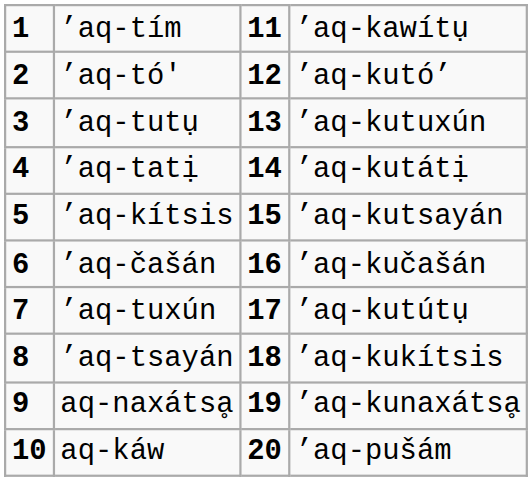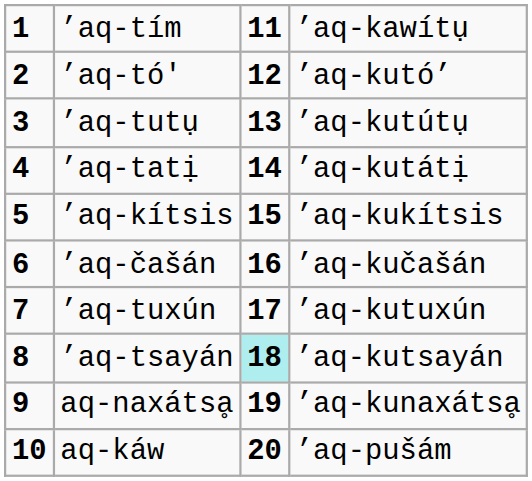(391, 123) ’aq-kutuxún -> (382, 123) ’aq-kutútụ
(400, 217) ’aq-kutsayán -> (400, 217) ’aq-kukítsis
(382, 311) ’aq-kutútụ -> (391, 311) ’aq-kutuxún
(265, 358) no background -> (265, 358) paleturquoise background
(400, 358) ’aq-kukítsis -> (400, 358) ’aq-kutsayán
